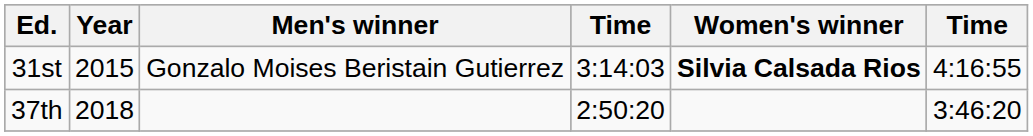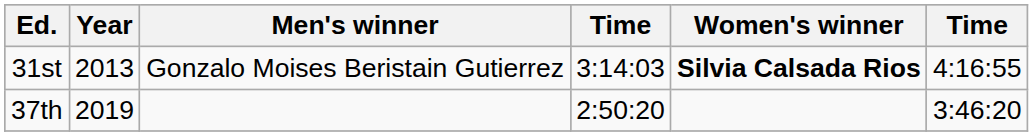(104, 67) 2015 -> (104, 67) 2013
(104, 109) 2018 -> (104, 109) 2019
